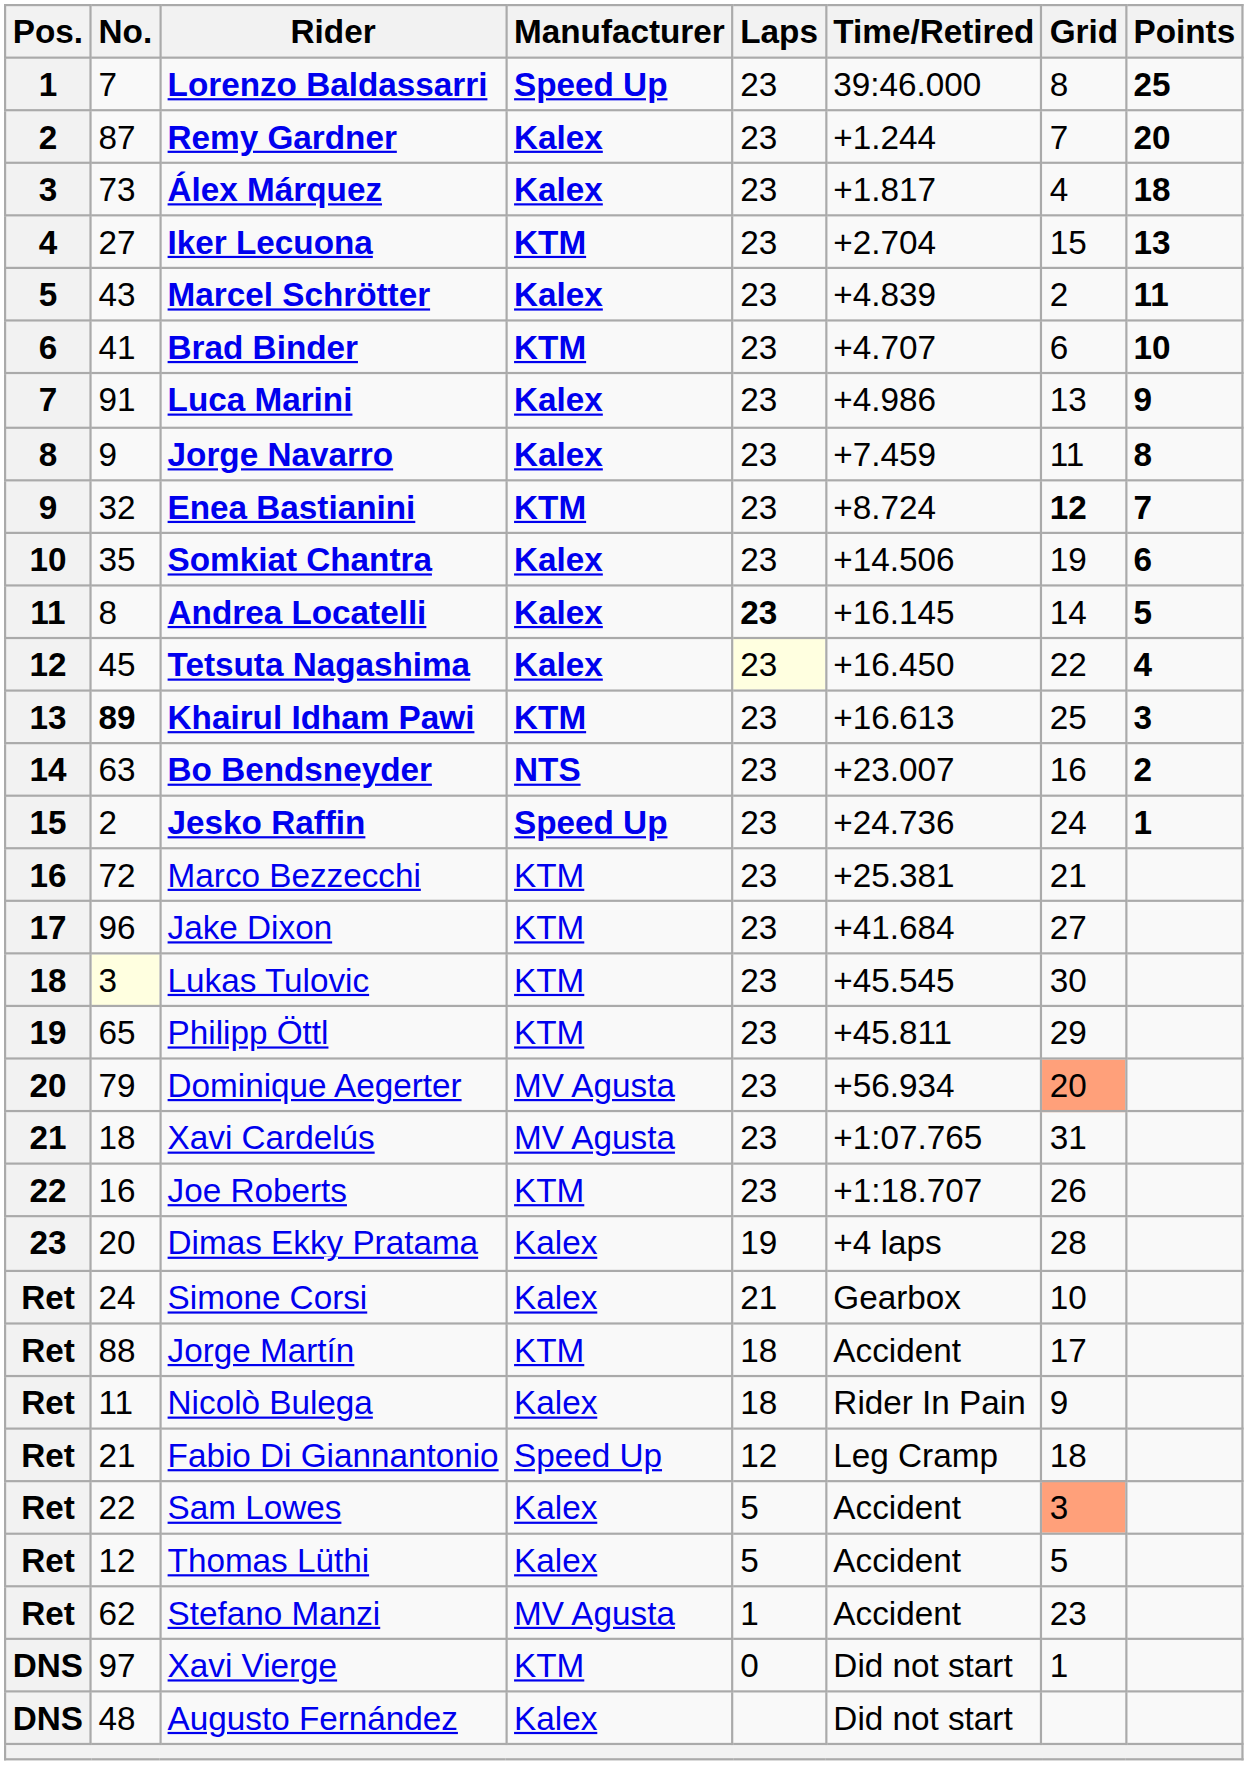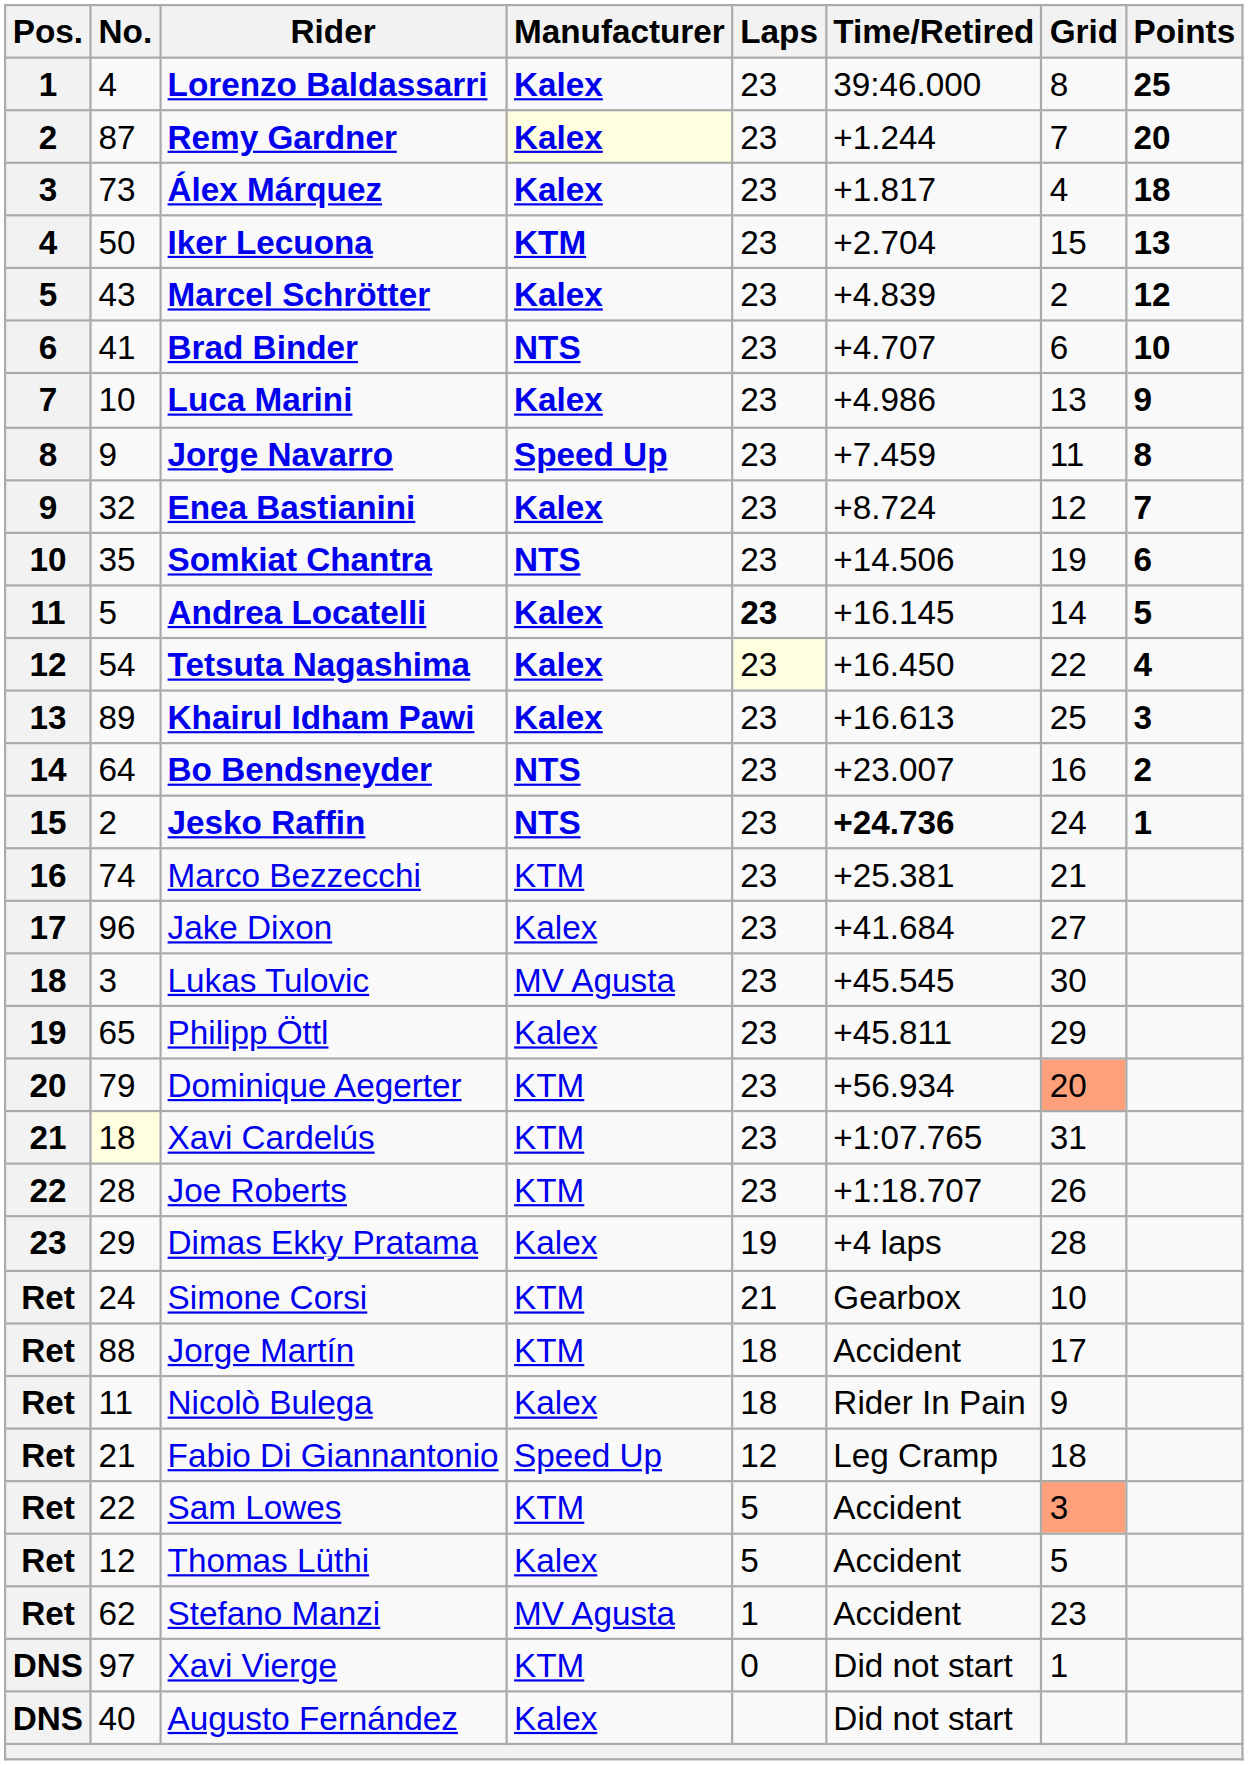(108, 84) 7 -> (108, 84) 4
(591, 84) Speed Up -> (558, 84) Kalex
(558, 137) no background -> (558, 137) lightyellow background
(117, 242) 27 -> (117, 242) 50
(1151, 295) 11 -> (1152, 295) 12
(550, 348) KTM -> (547, 348) NTS
(117, 401) 91 -> (117, 401) 10
(558, 453) Kalex -> (591, 453) Speed Up
(550, 506) KTM -> (558, 506) Kalex
(1068, 506) bold -> (1068, 506) normal
(558, 559) Kalex -> (547, 559) NTS
(108, 611) 8 -> (108, 611) 5
(117, 664) 45 -> (117, 664) 54
(117, 717) bold -> (117, 717) normal
(550, 717) KTM -> (558, 717) Kalex
(117, 769) 63 -> (117, 769) 64
(591, 822) Speed Up -> (547, 822) NTS
(894, 822) normal -> (894, 822) bold
(117, 875) 72 -> (117, 875) 74
(549, 927) KTM -> (556, 927) Kalex
(108, 980) lightyellow background -> (108, 980) no background
(549, 980) KTM -> (594, 980) MV Agusta
(549, 1033) KTM -> (556, 1033) Kalex
(594, 1086) MV Agusta -> (549, 1086) KTM
(117, 1138) no background -> (117, 1138) lightyellow background
(594, 1138) MV Agusta -> (549, 1138) KTM
(117, 1191) 16 -> (117, 1191) 28
(117, 1244) 20 -> (117, 1244) 29
(556, 1296) Kalex -> (549, 1296) KTM
(556, 1507) Kalex -> (549, 1507) KTM
(117, 1718) 48 -> (117, 1718) 40
